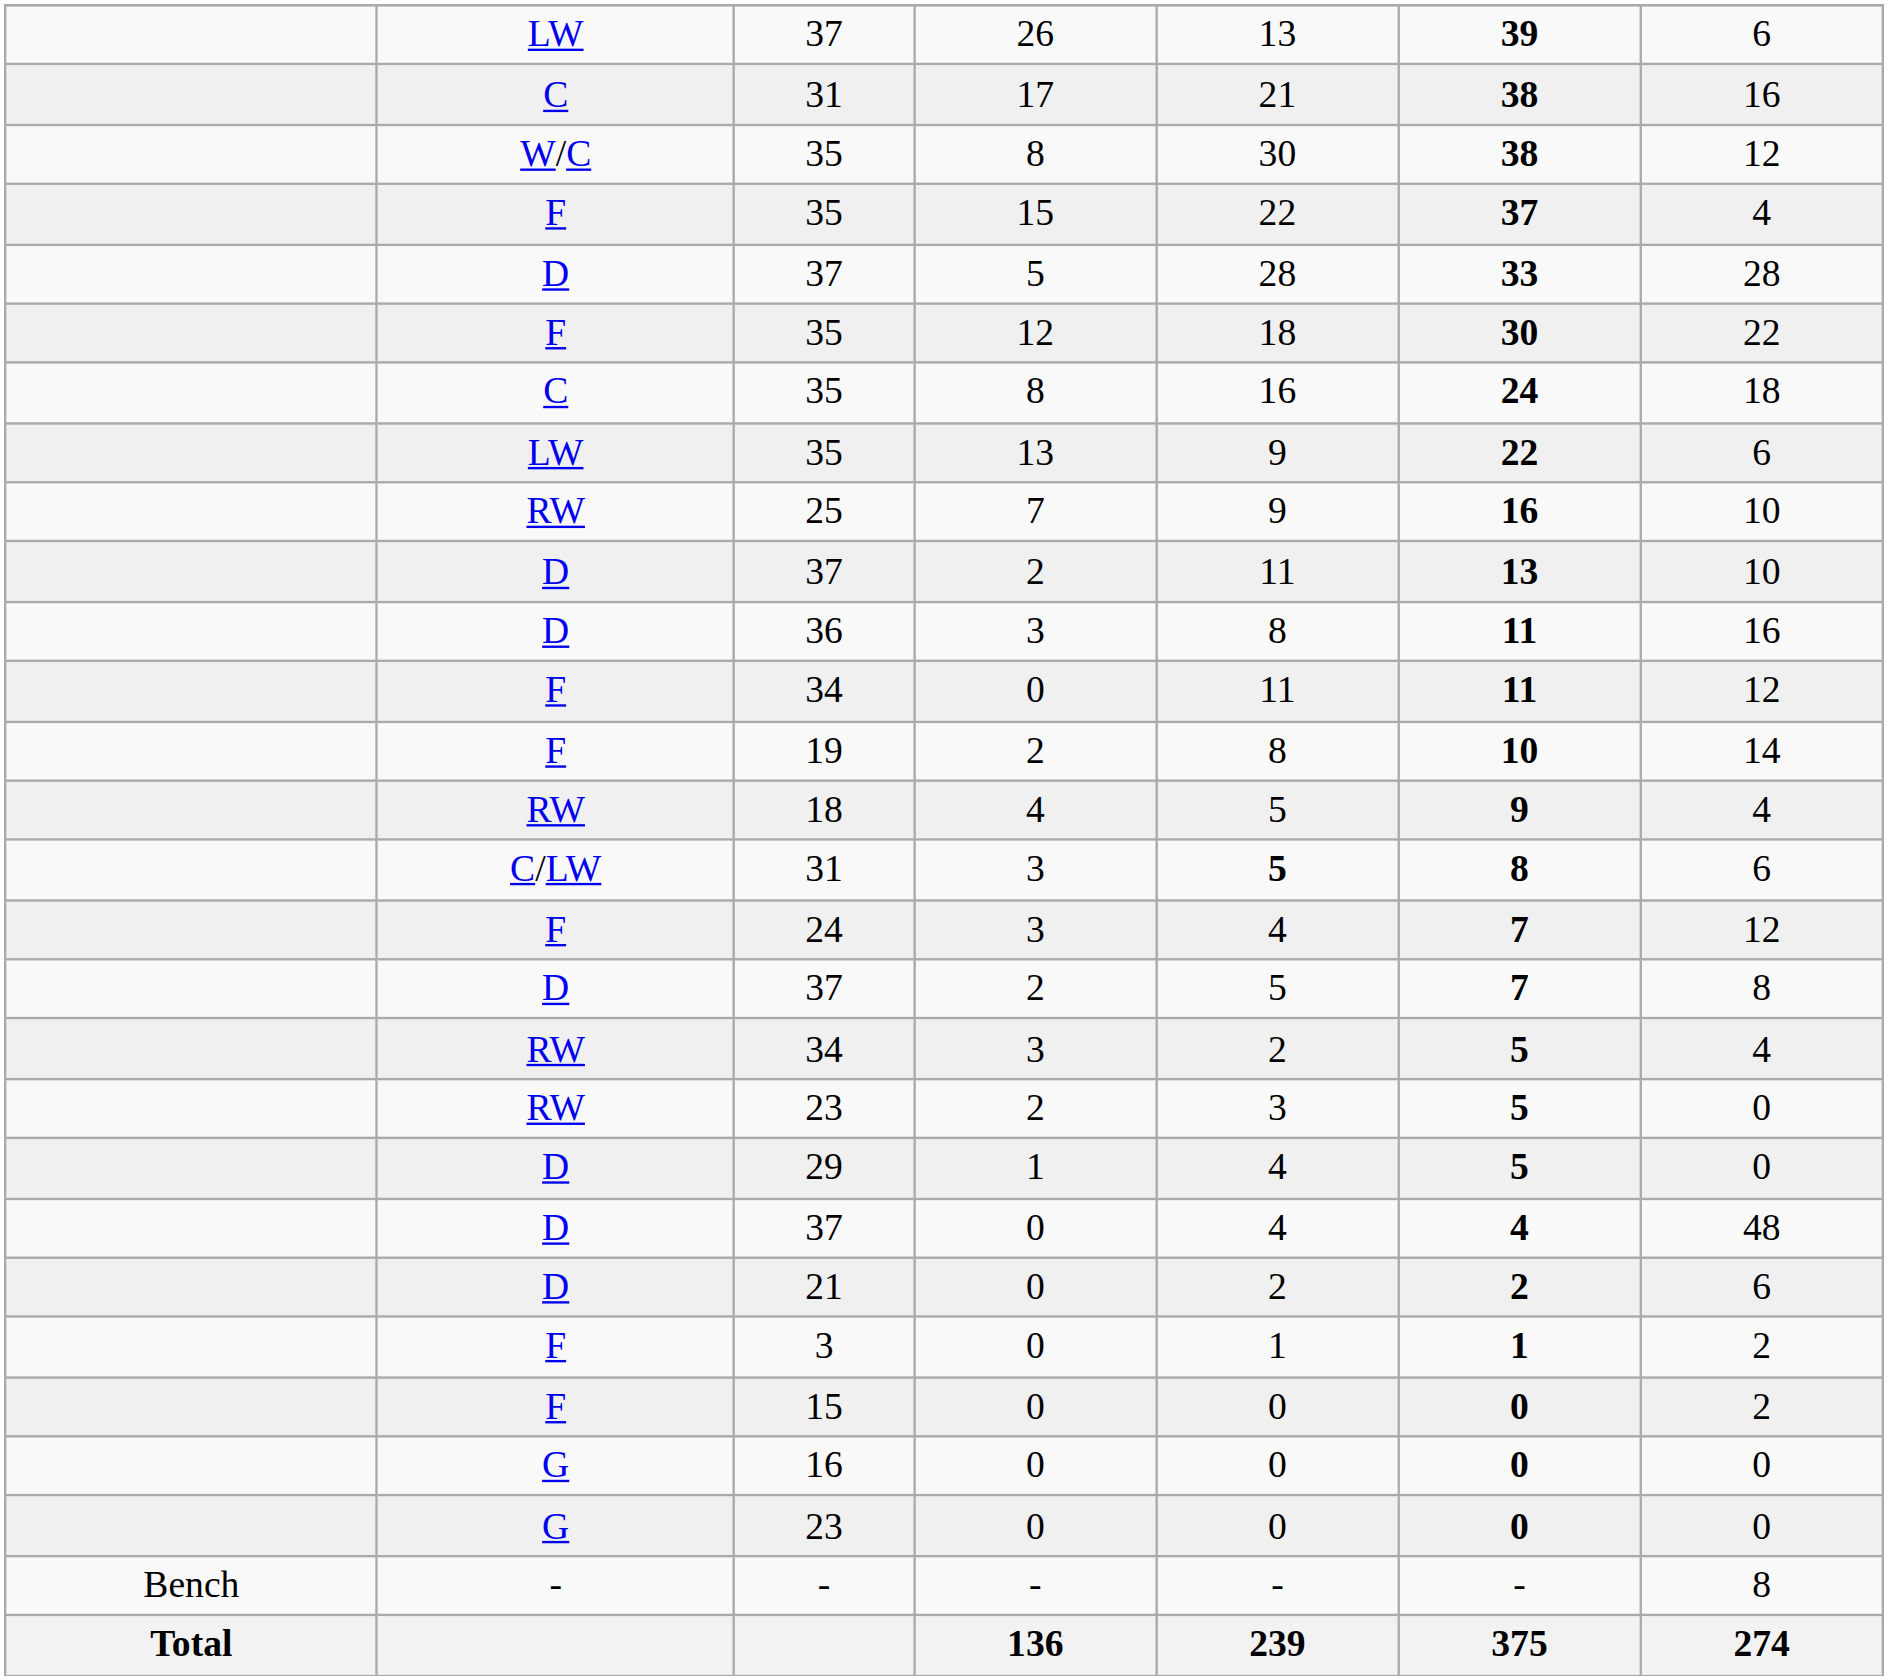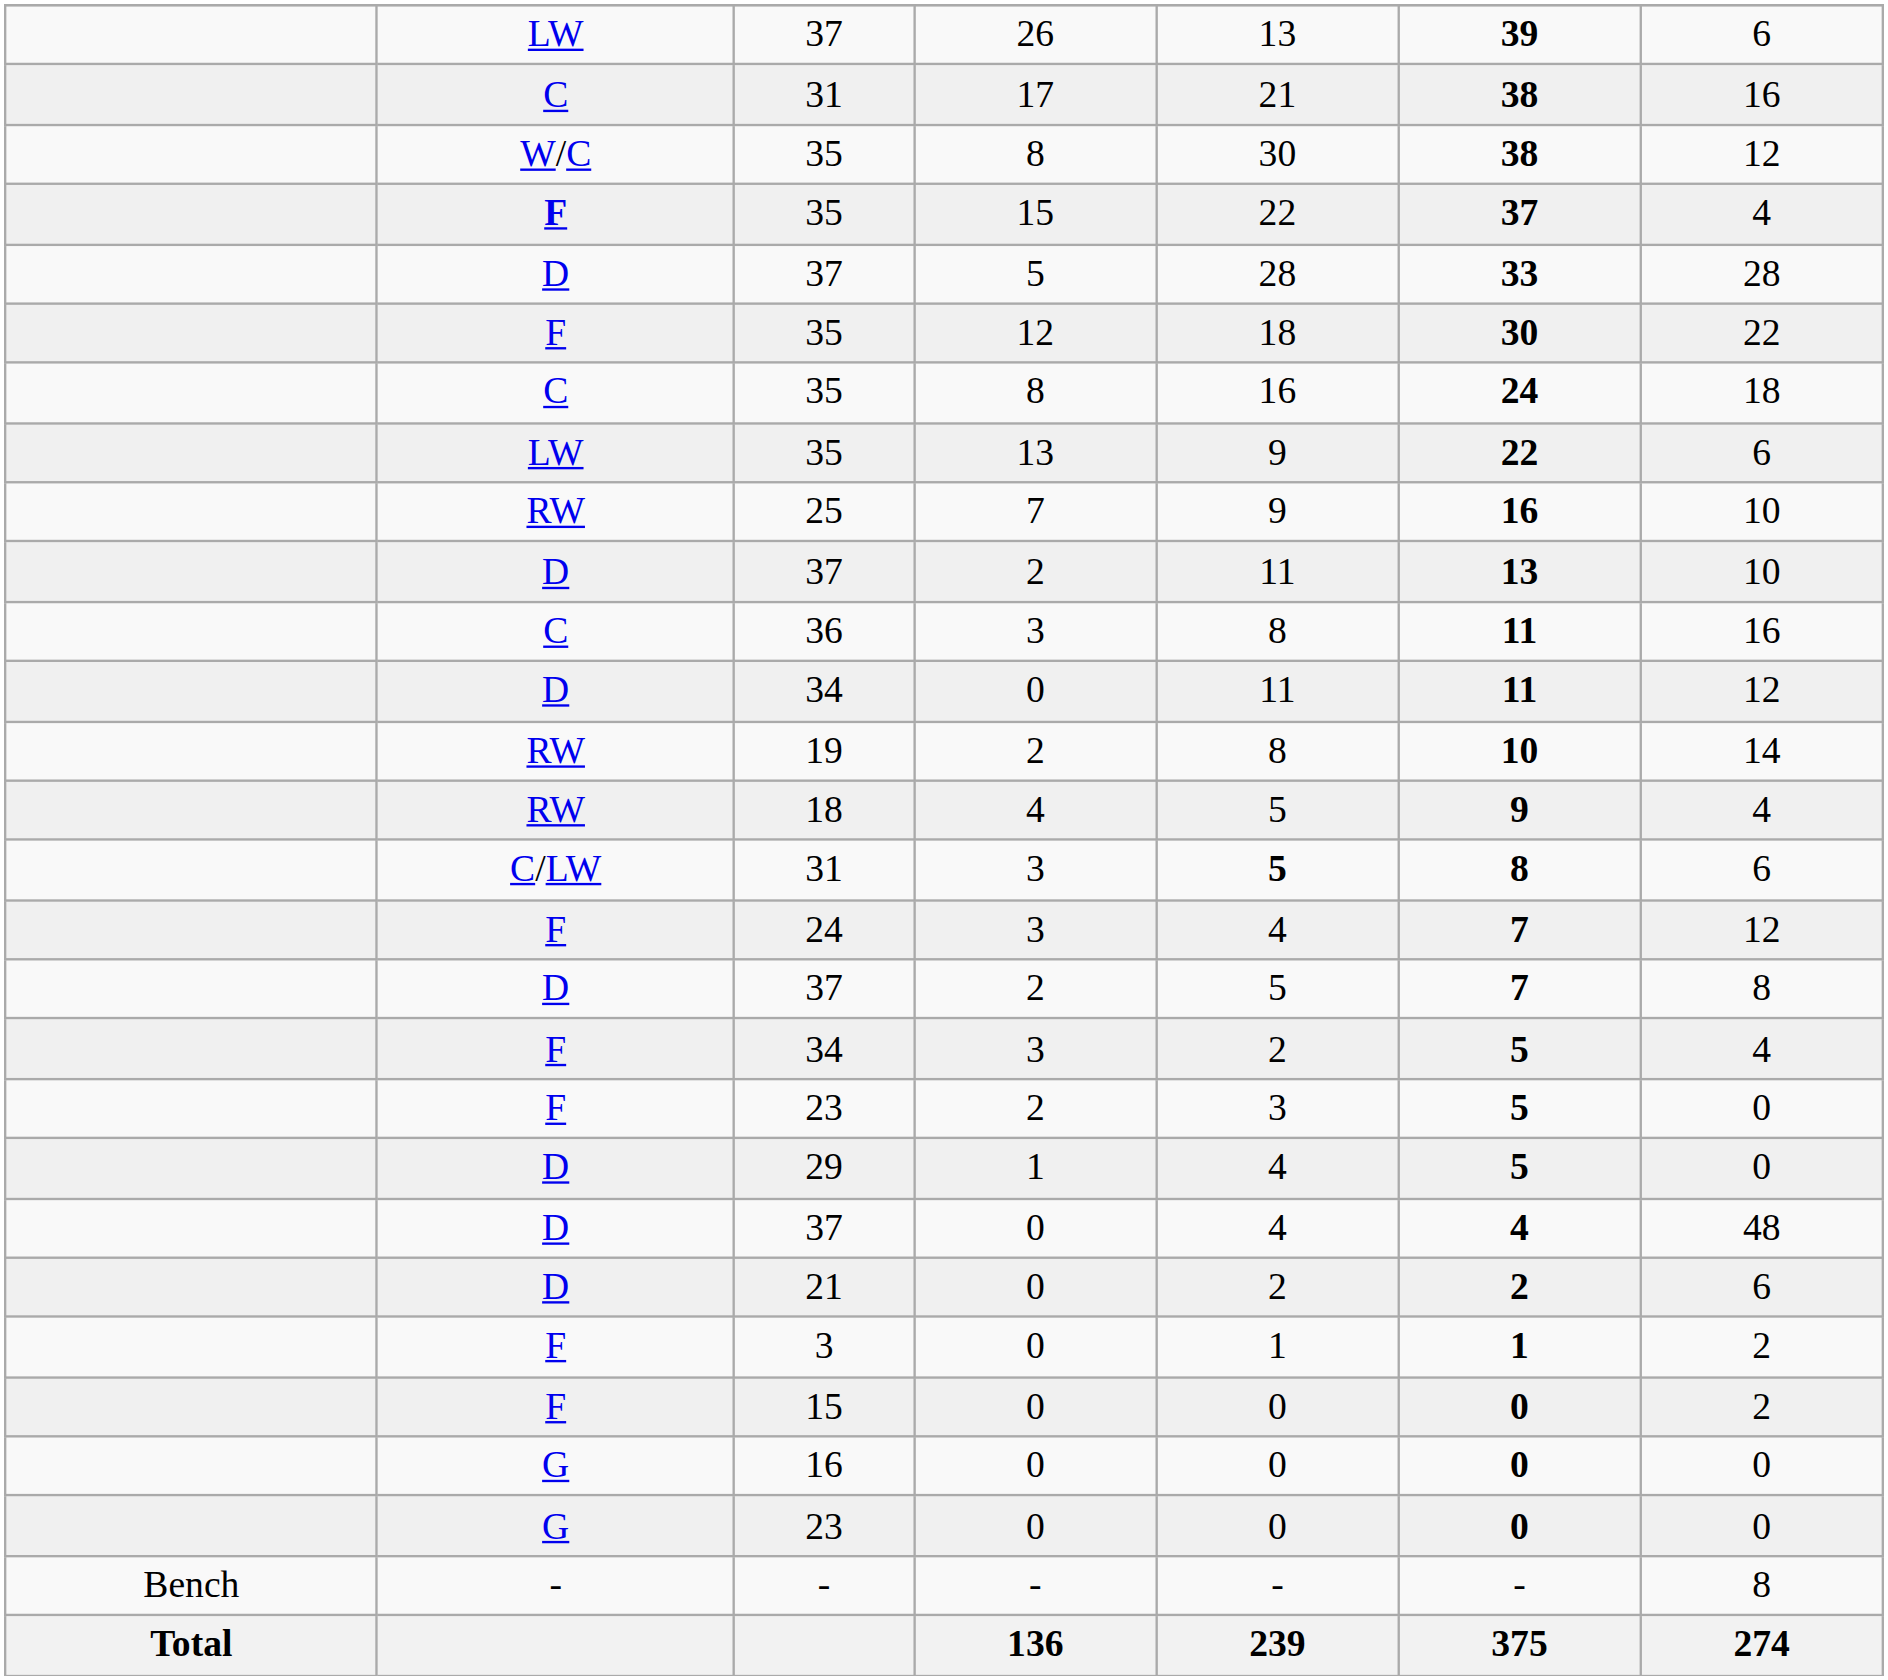(556, 213) normal -> (556, 213) bold
(556, 630) D -> (556, 630) C
(556, 690) F -> (556, 690) D
(556, 749) F -> (556, 749) RW
(556, 1048) RW -> (556, 1048) F
(556, 1107) RW -> (556, 1107) F
